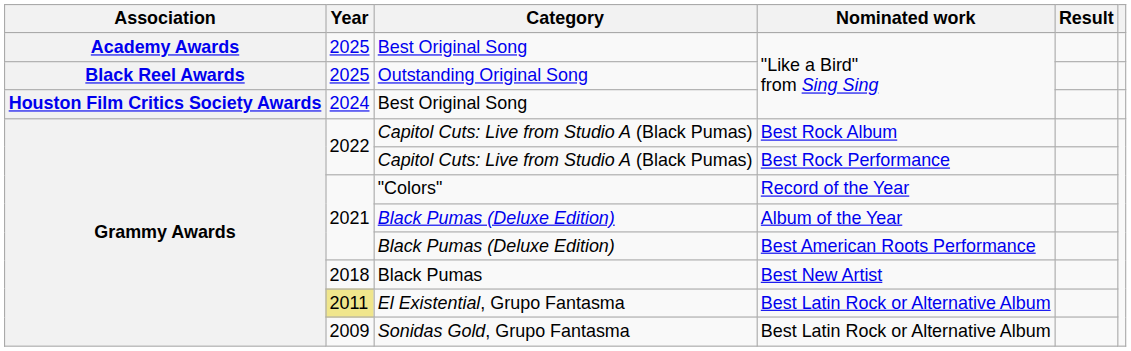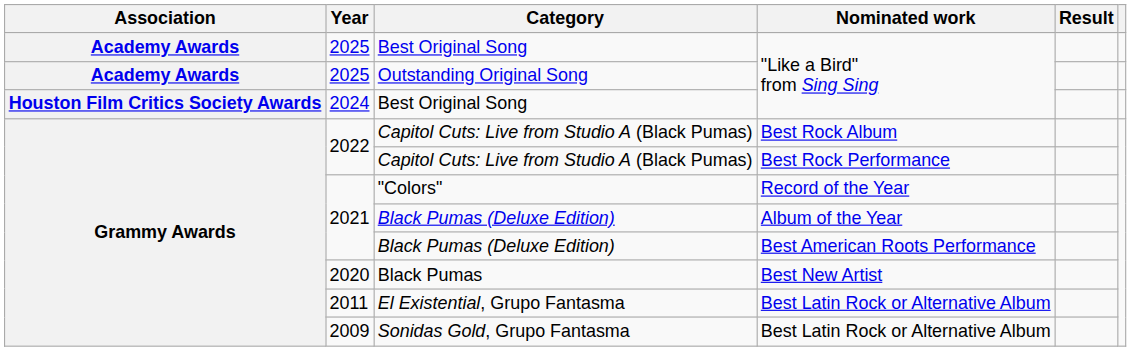(165, 75) Black Reel Awards -> (165, 75) Academy Awards
(350, 274) 2018 -> (350, 274) 2020
(349, 302) khaki background -> (349, 302) no background
